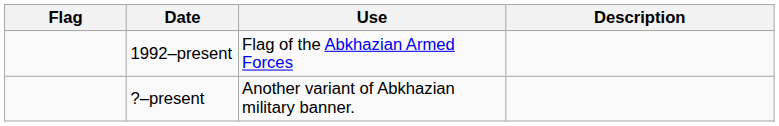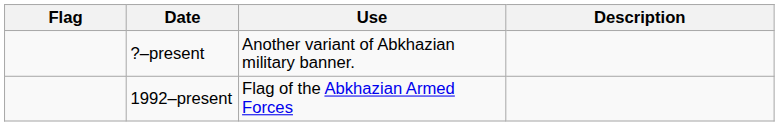rows swapped: (181, 53) <-> (167, 98)
